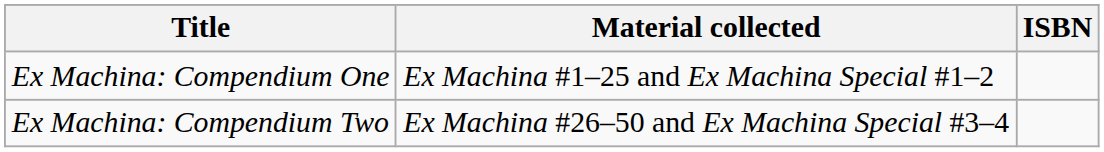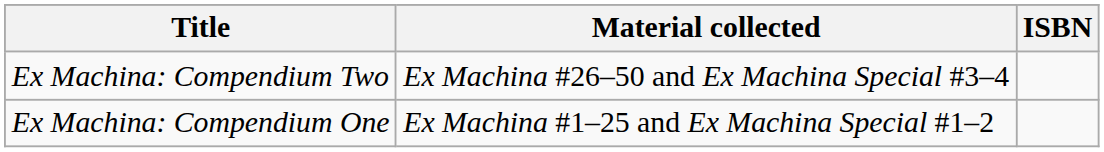rows swapped: (201, 75) <-> (200, 122)
